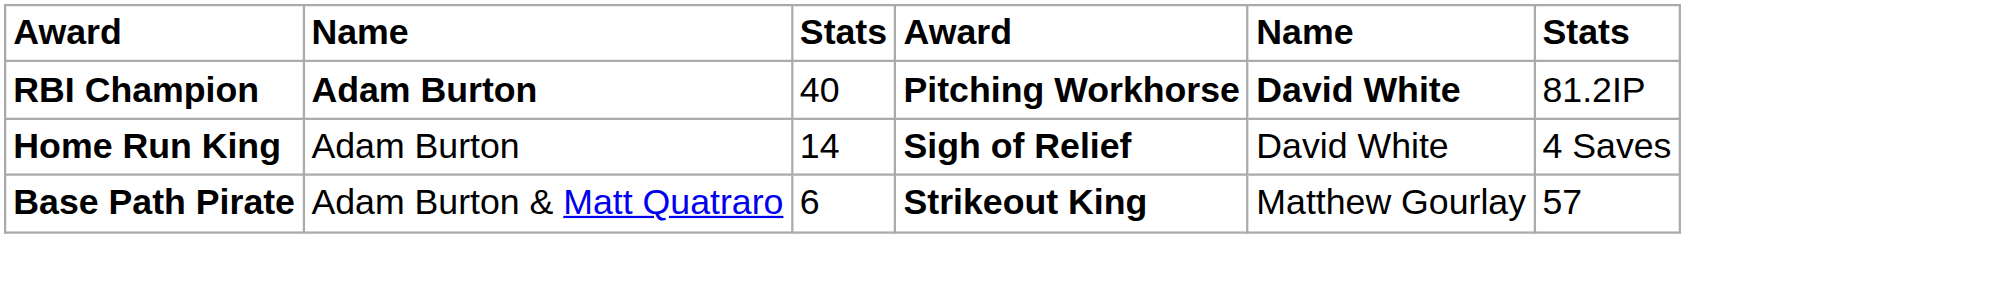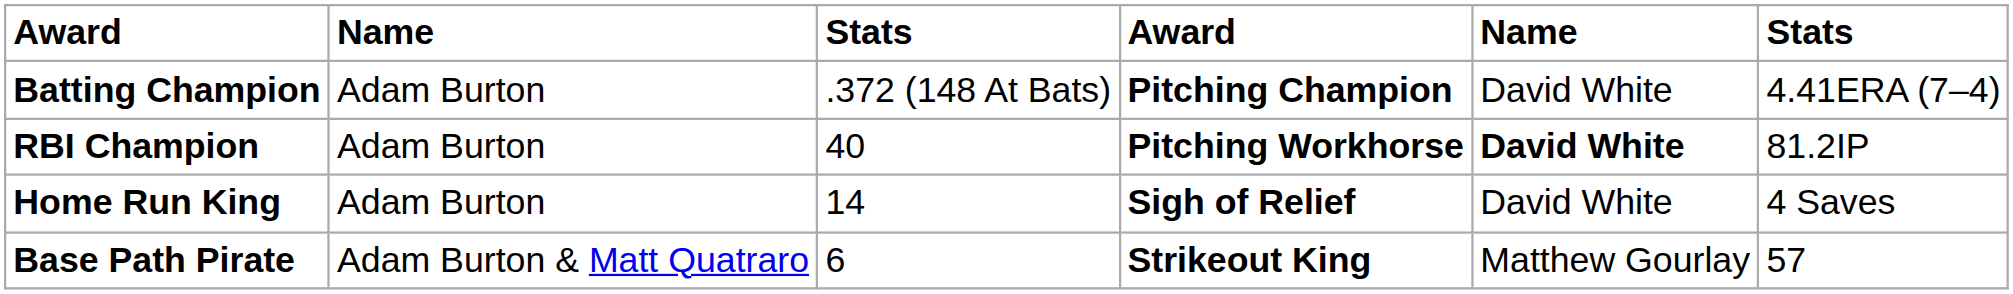+ row: (167, 89)
(424, 89) bold -> (441, 145) normal
